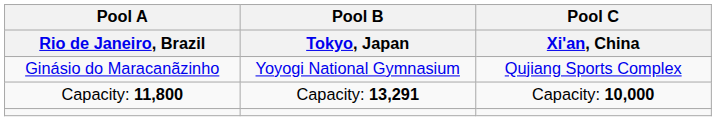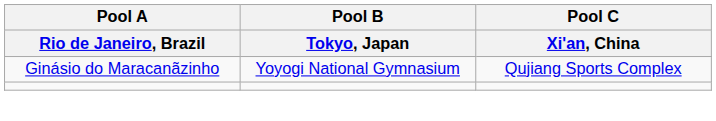- row: (122, 95)
